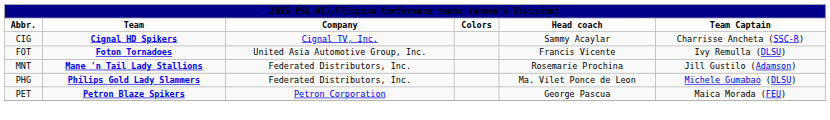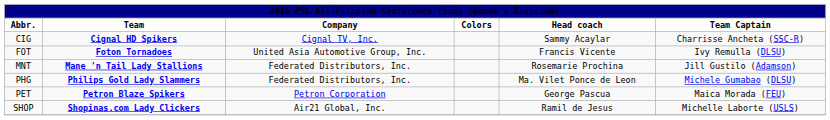+ row: (23, 108)
